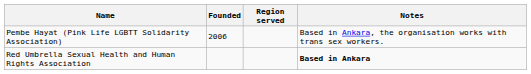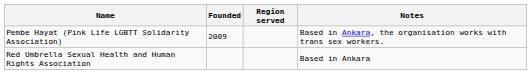(218, 37) 2006 -> (218, 37) 2009
(335, 59) bold -> (335, 59) normal
